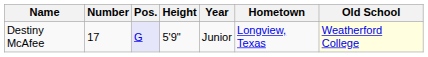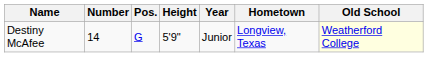(93, 36) 17 -> (93, 36) 14
(138, 36) lavender background -> (138, 36) no background
